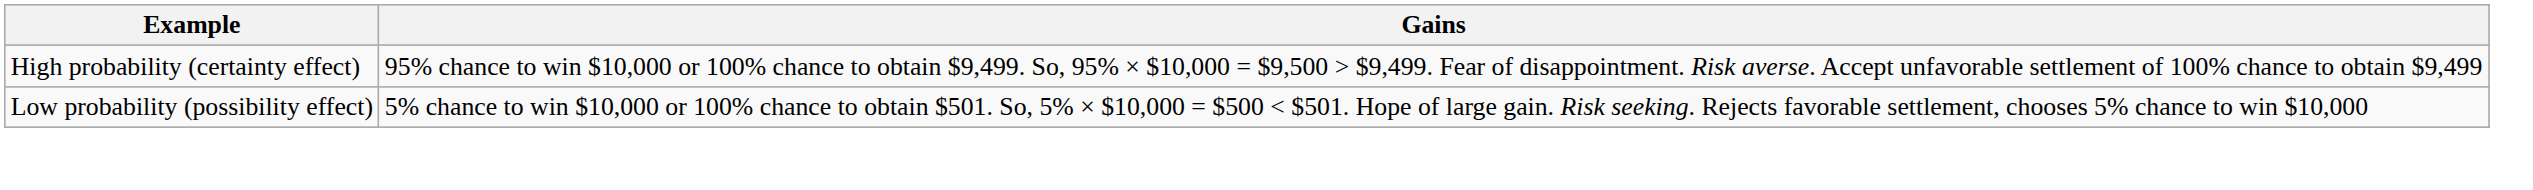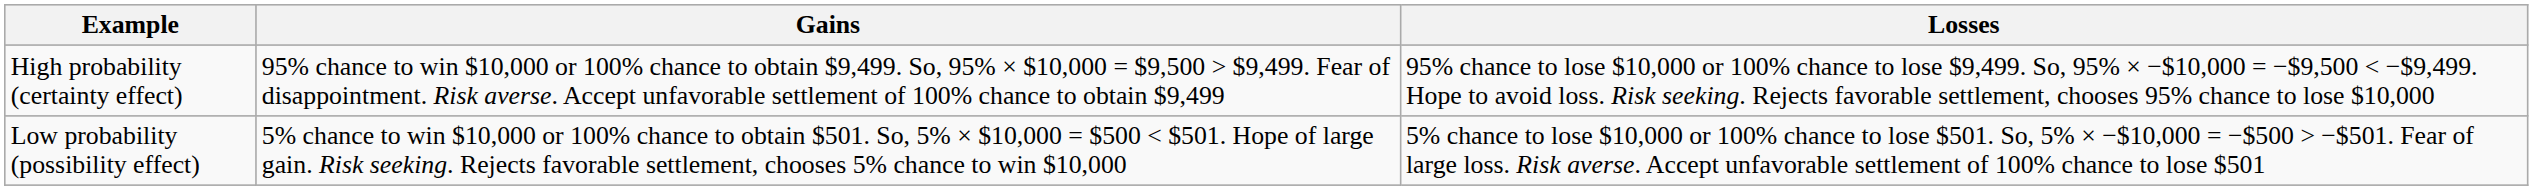+ column: (1964, 24)
